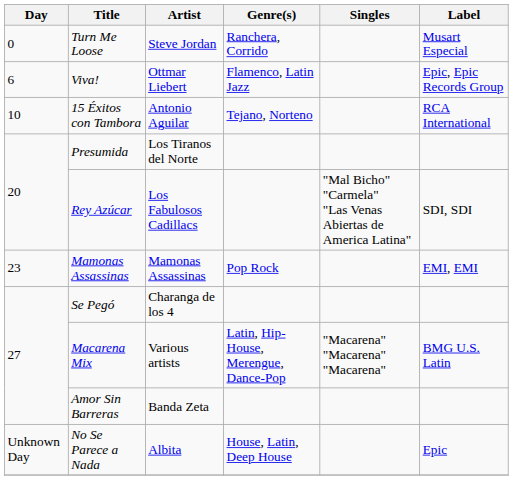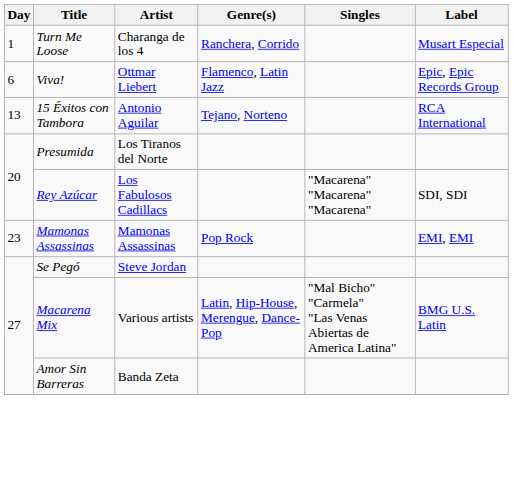(11, 43) 0 -> (11, 43) 1
(182, 43) Steve Jordan -> (151, 43) Charanga de los 4
(14, 115) 10 -> (14, 115) 13
(367, 209) "Mal Bicho" "Carmela" "Las Venas Abiertas de America Latina" -> (340, 195) "Macarena" "Macarena" "Macarena"
(182, 304) Charanga de los 4 -> (152, 267) Steve Jordan
(354, 355) "Macarena" "Macarena" "Macarena" -> (352, 317) "Mal Bicho" "Carmela" "Las Venas Abiertas de America Latina"
- row: (95, 449)
